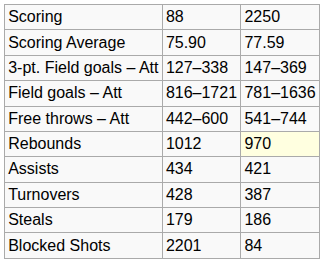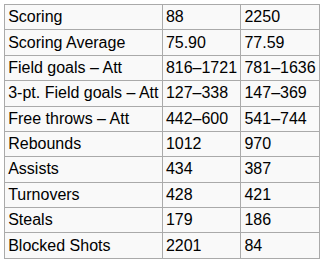rows swapped: (65, 93) <-> (83, 67)
(258, 144) lightyellow background -> (258, 144) no background
(258, 169) 421 -> (258, 169) 387
(258, 194) 387 -> (258, 194) 421
